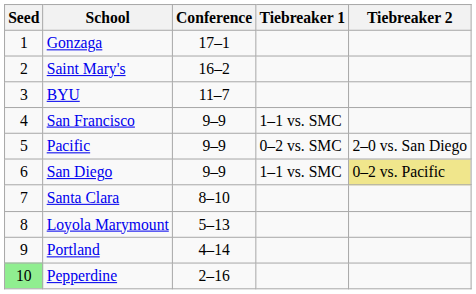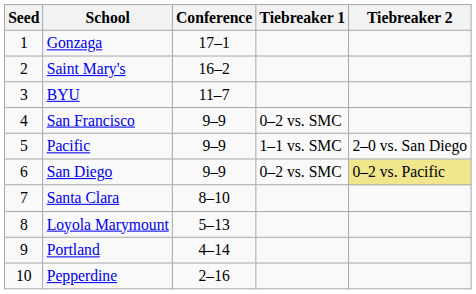(301, 120) 1–1 vs. SMC -> (301, 120) 0–2 vs. SMC
(301, 146) 0–2 vs. SMC -> (301, 146) 1–1 vs. SMC
(301, 172) 1–1 vs. SMC -> (301, 172) 0–2 vs. SMC
(24, 275) lightgreen background -> (24, 275) no background
